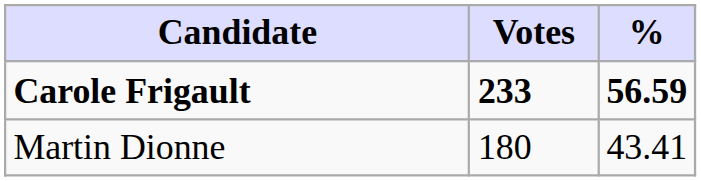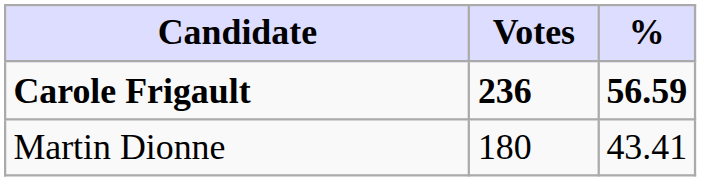(505, 89) 233 -> (505, 89) 236
